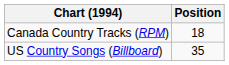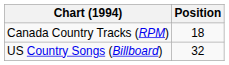(198, 51) 35 -> (198, 51) 32
